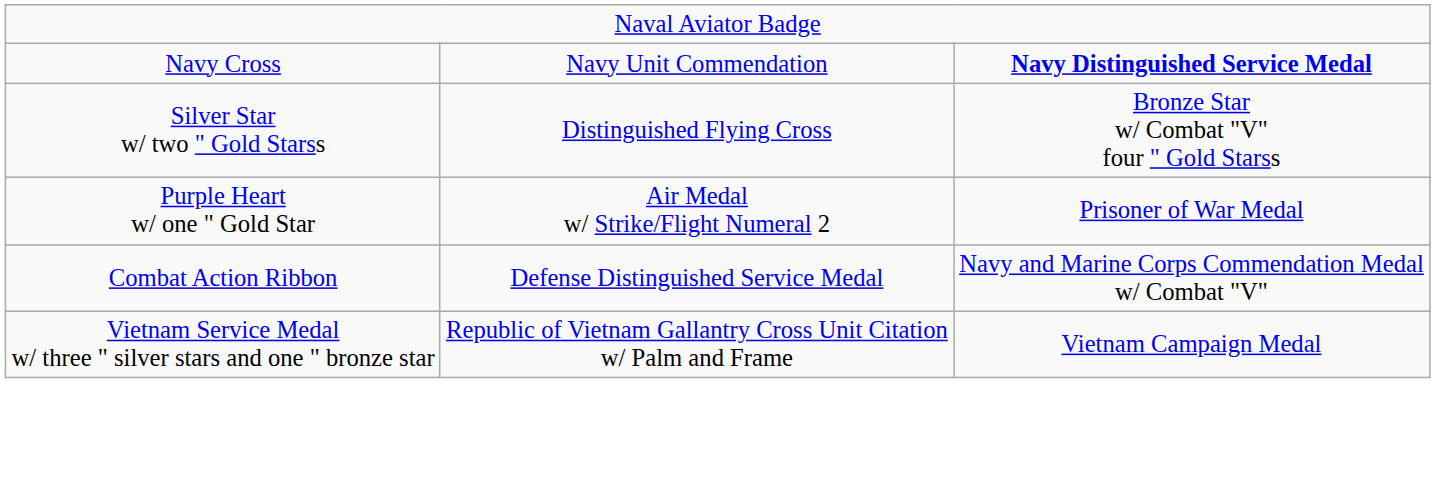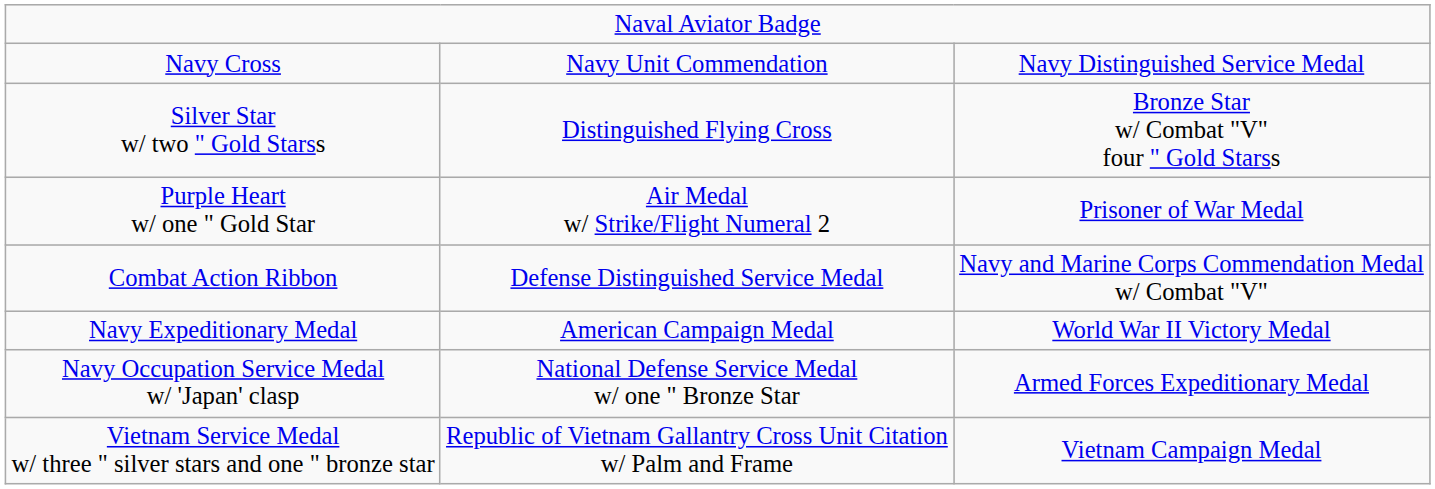(1191, 63) bold -> (1191, 63) normal
+ row: (223, 330)
+ row: (223, 383)
